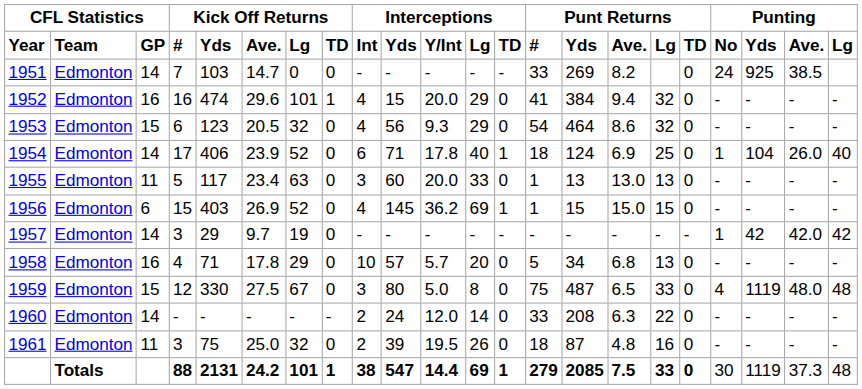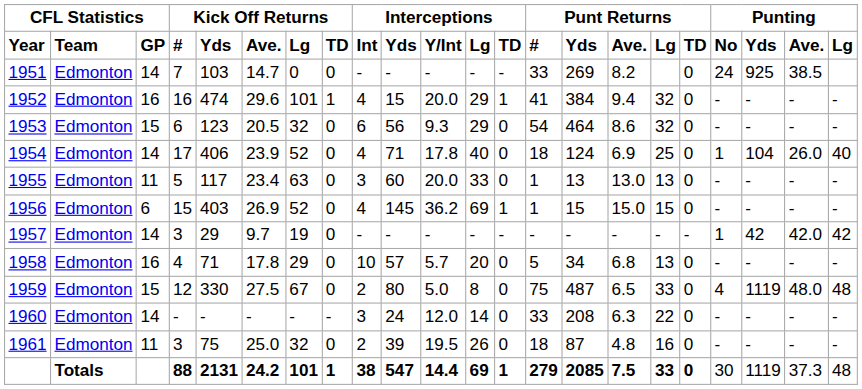(503, 99) 0 -> (503, 99) 1
(361, 126) 4 -> (361, 126) 6
(361, 153) 6 -> (361, 153) 4
(503, 153) 1 -> (503, 153) 0
(361, 289) 3 -> (361, 289) 2
(361, 316) 2 -> (361, 316) 3
